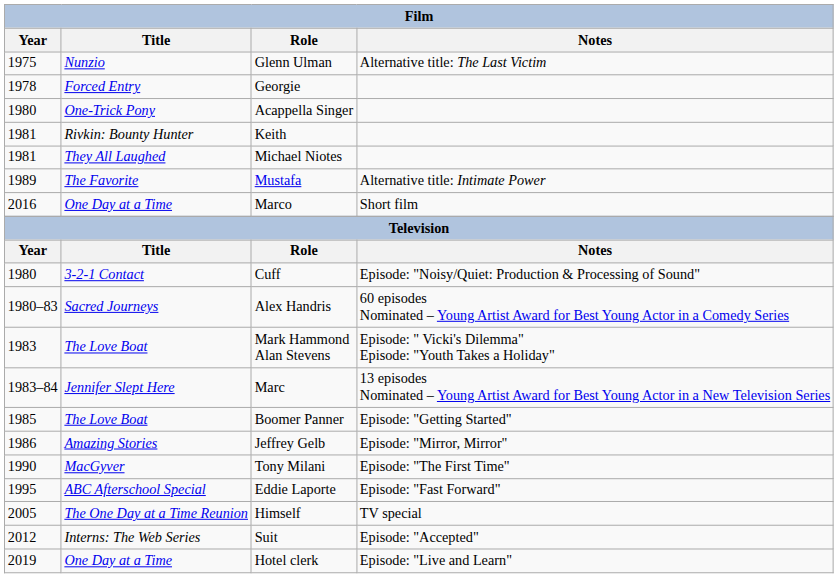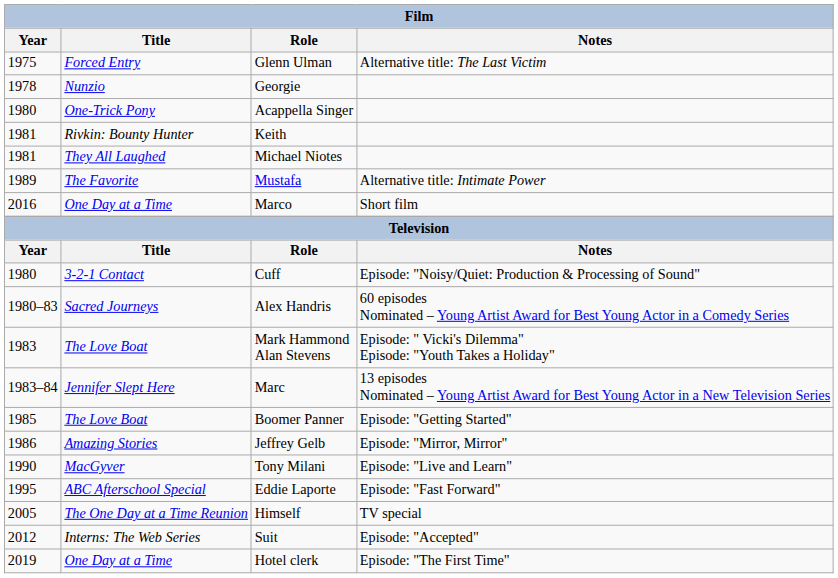(85, 63) Nunzio -> (102, 63) Forced Entry
(102, 87) Forced Entry -> (85, 87) Nunzio
(435, 466) Episode: "The First Time" -> (436, 466) Episode: "Live and Learn"
(436, 560) Episode: "Live and Learn" -> (435, 560) Episode: "The First Time"
